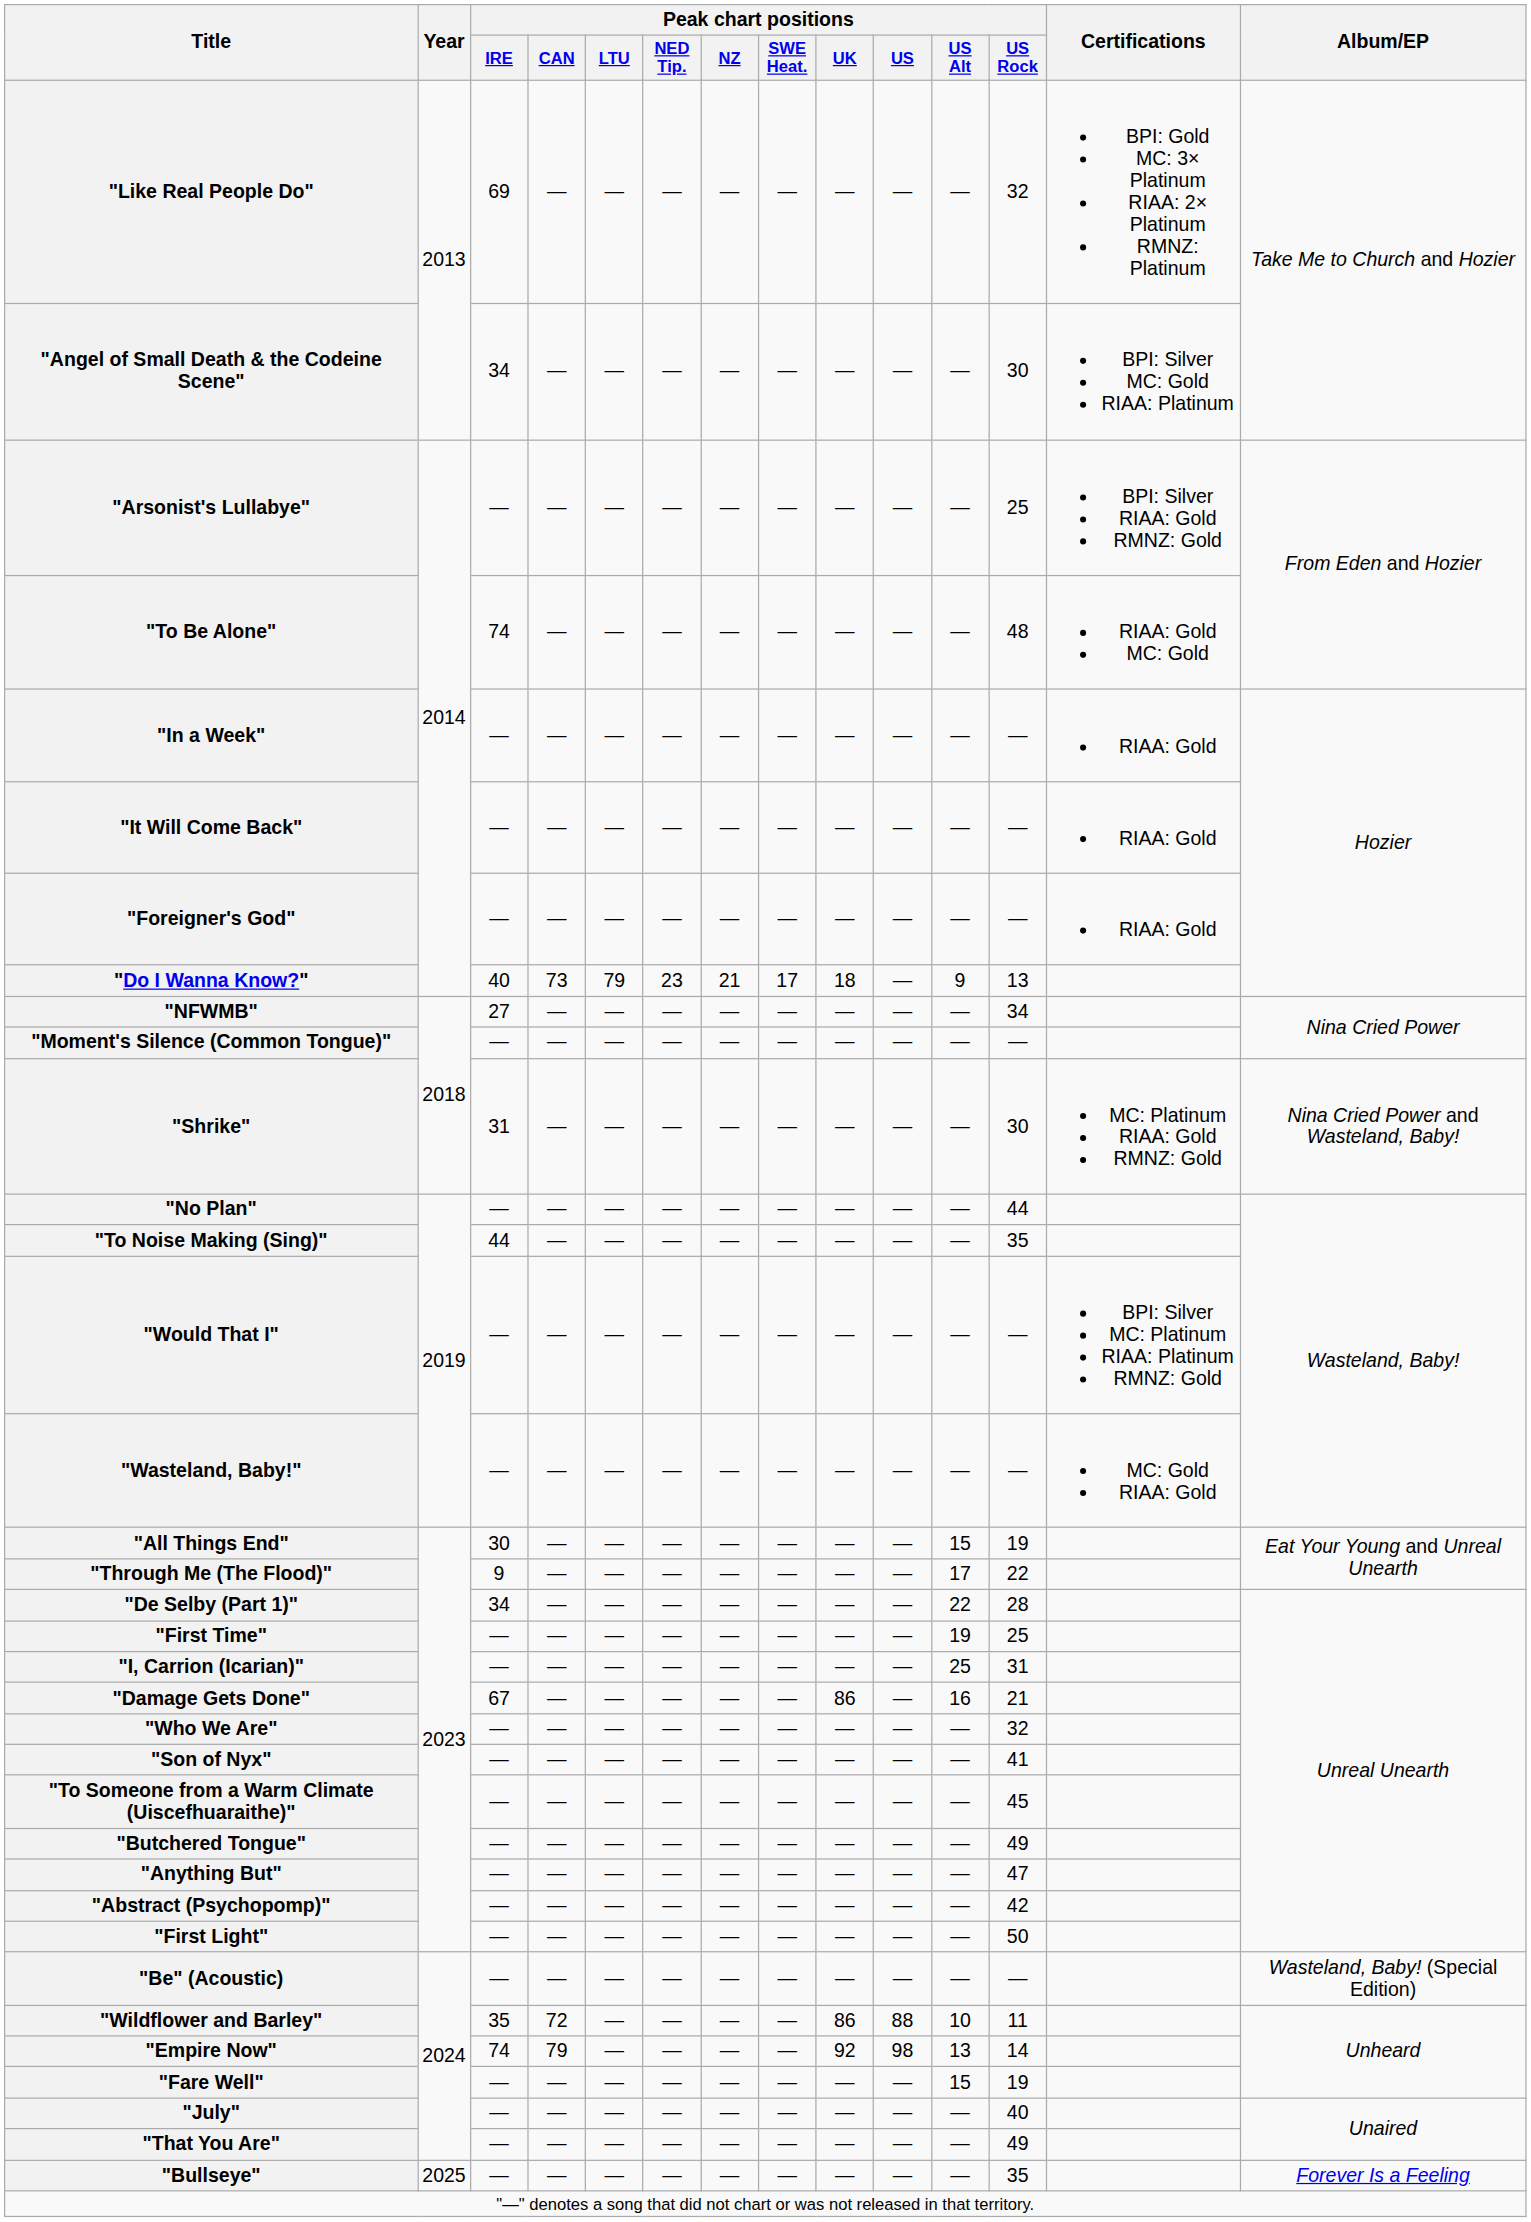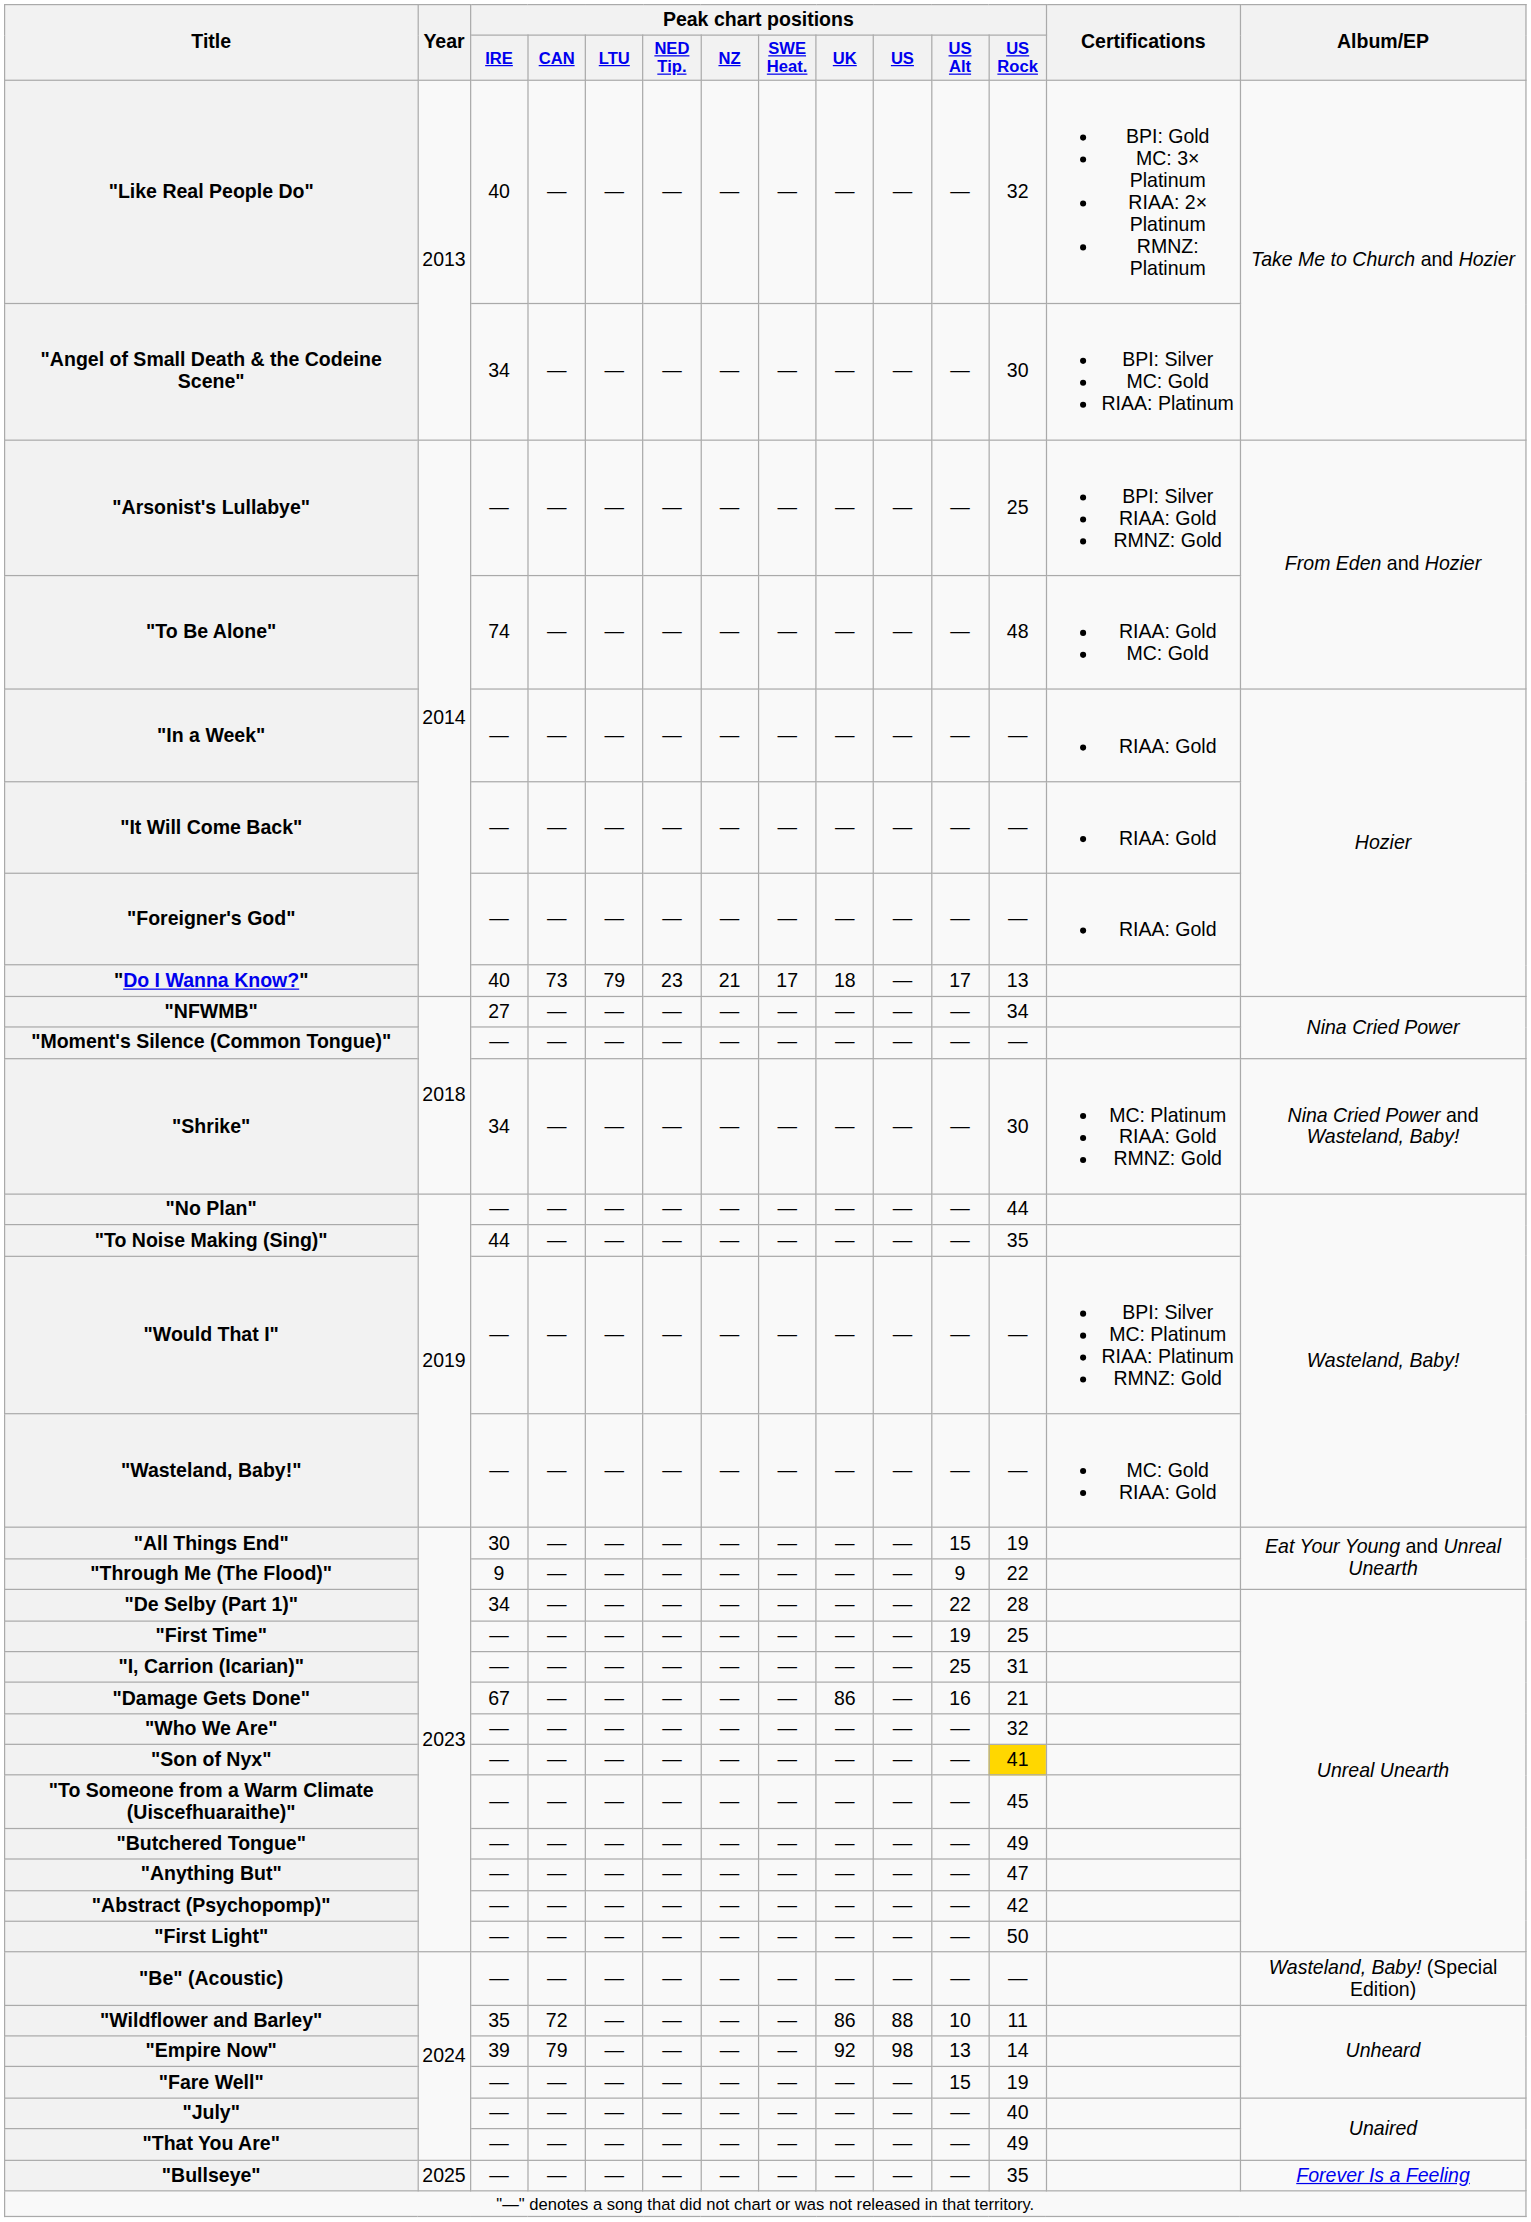(499, 191) 69 -> (499, 191) 40
(960, 980) 9 -> (960, 980) 17
(499, 1125) 31 -> (499, 1125) 34
(960, 1574) 17 -> (960, 1574) 9
(1018, 1759) no background -> (1018, 1759) gold background
(499, 2051) 74 -> (499, 2051) 39
